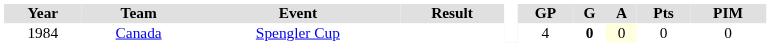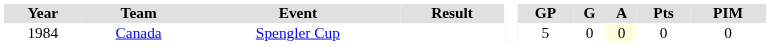(545, 32) 4 -> (545, 32) 5
(590, 32) bold -> (590, 32) normal
